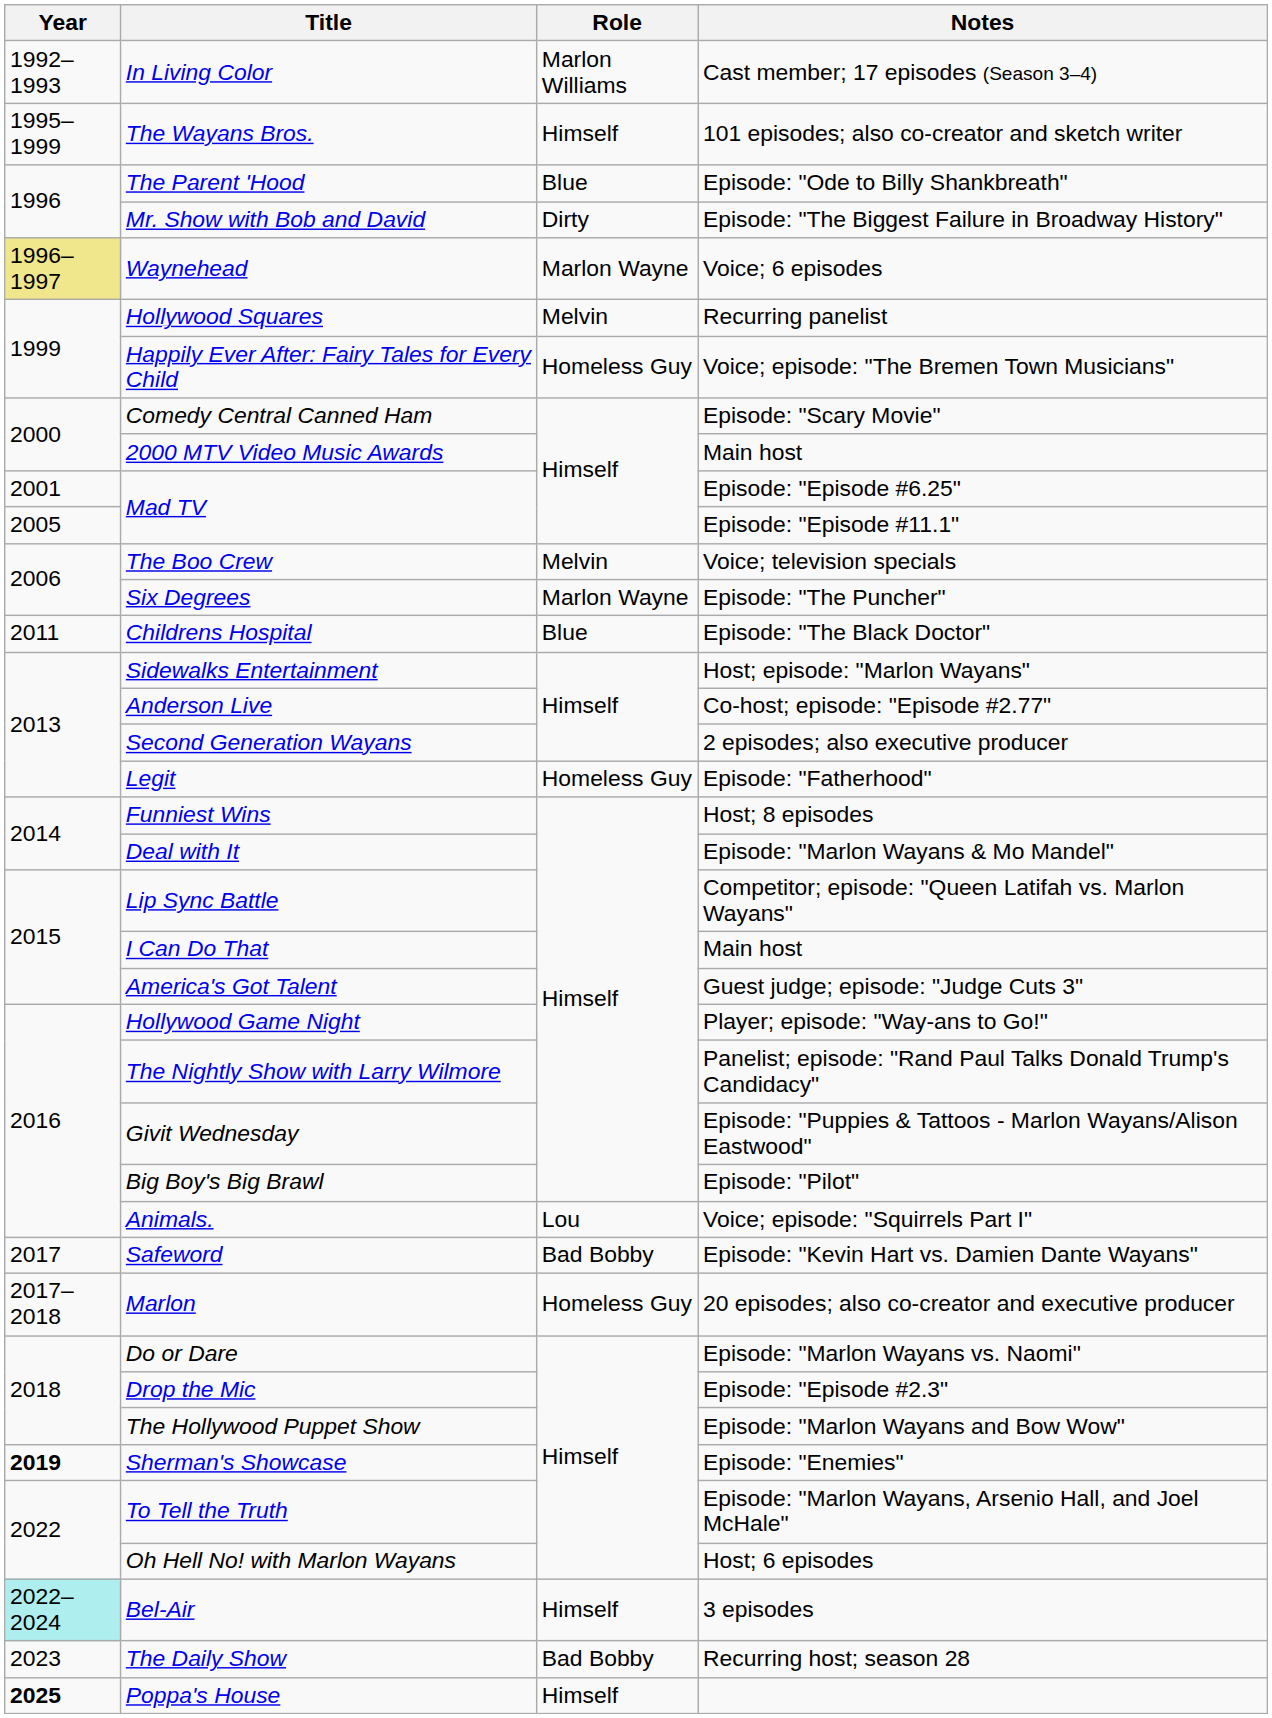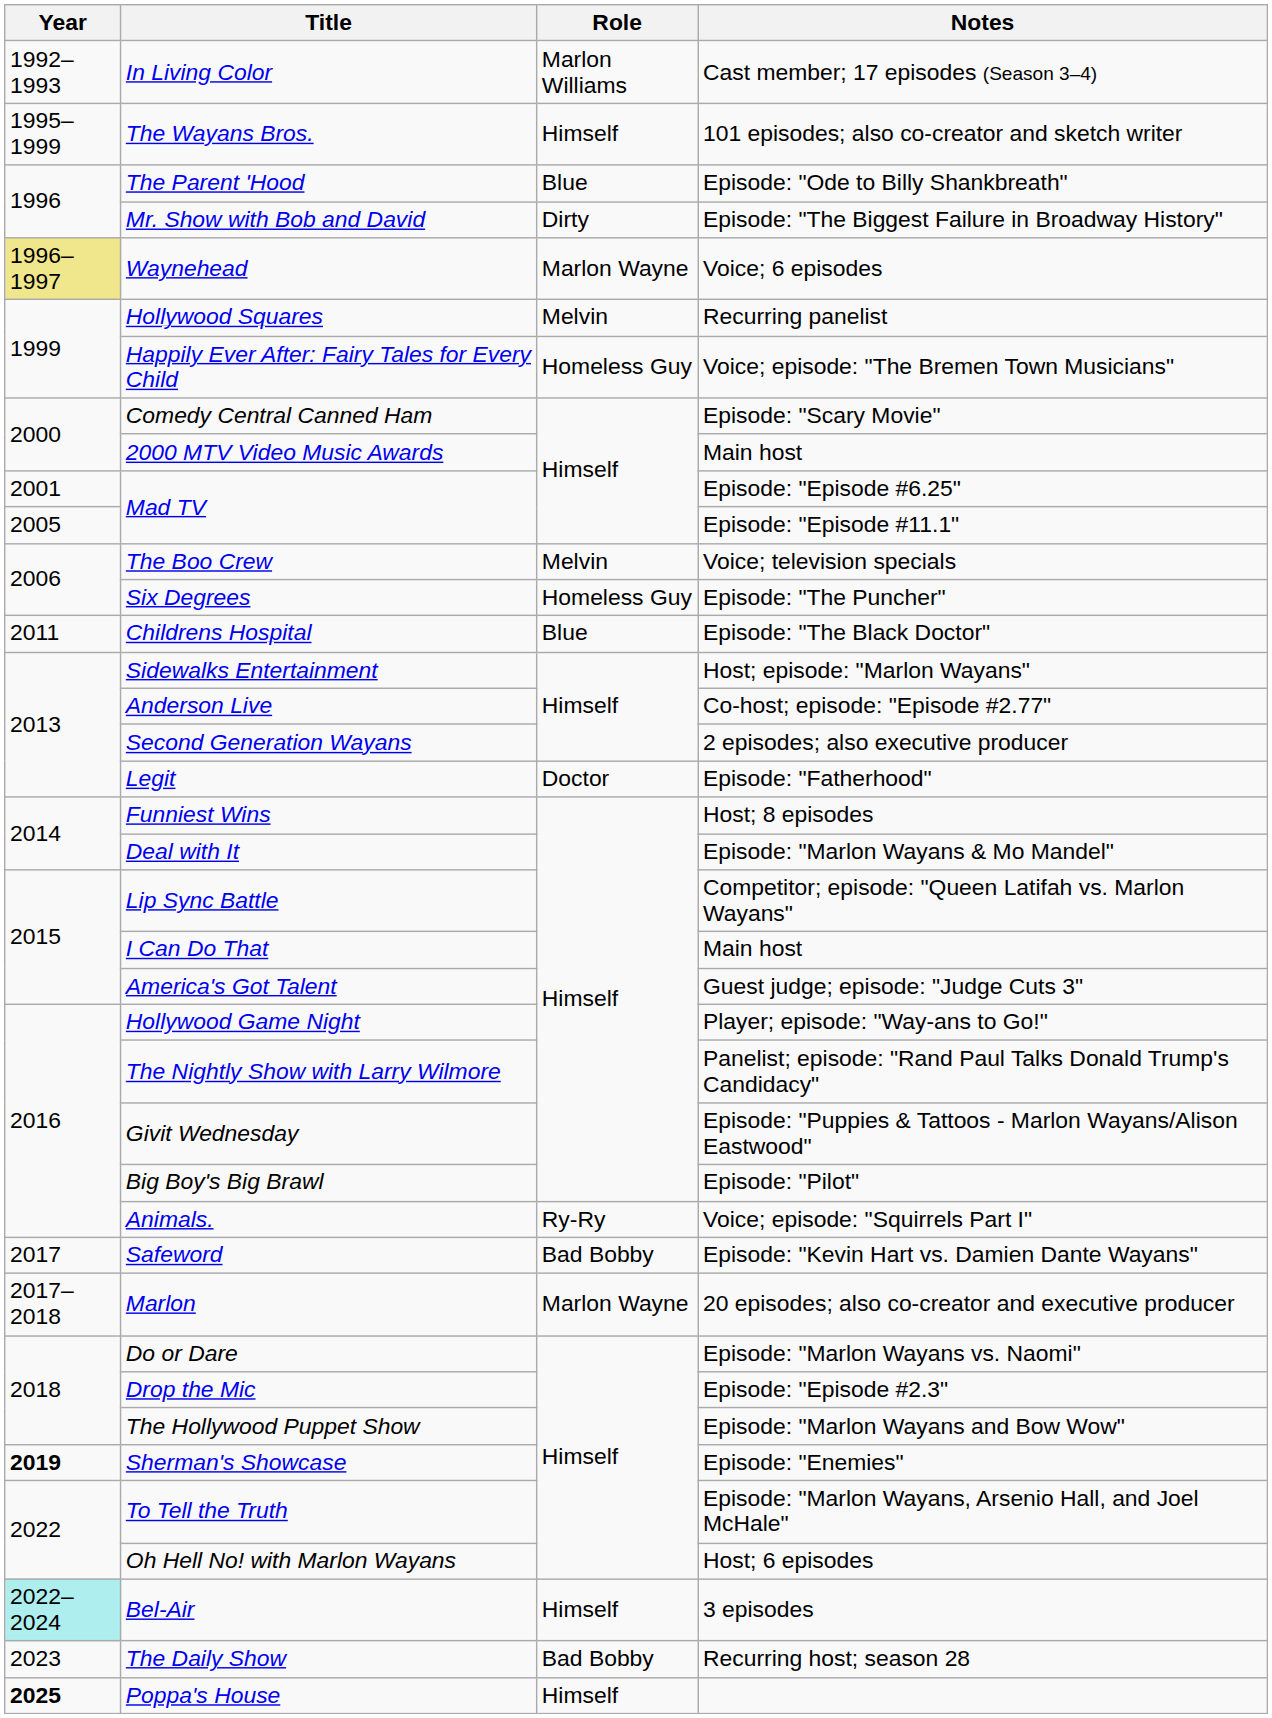(615, 597) Marlon Wayne -> (617, 597) Homeless Guy
(617, 778) Homeless Guy -> (576, 778) Doctor
(561, 1218) Lou -> (574, 1218) Ry-Ry
(617, 1304) Homeless Guy -> (615, 1304) Marlon Wayne
